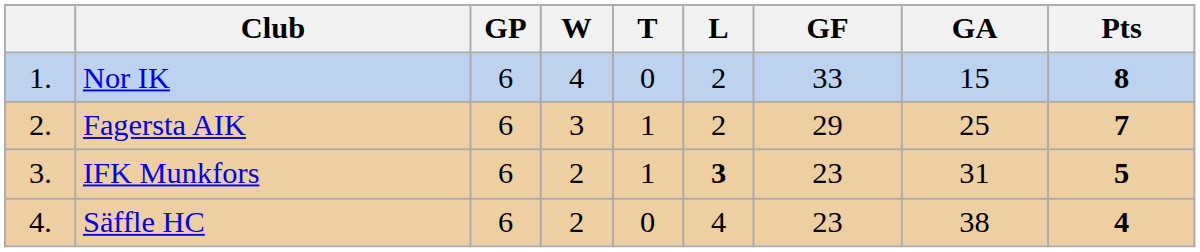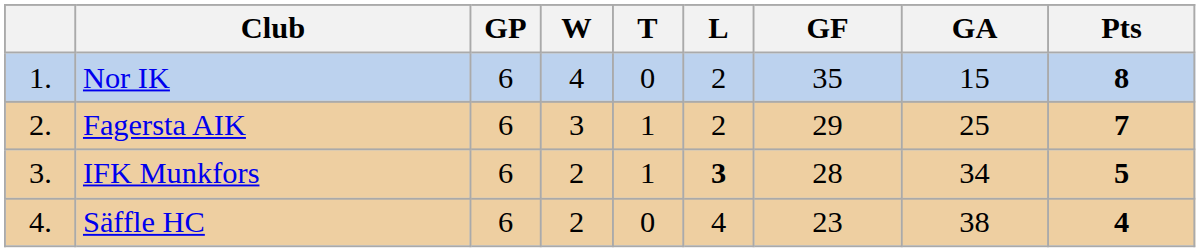(828, 76) 33 -> (828, 76) 35
(828, 173) 23 -> (828, 173) 28
(975, 173) 31 -> (975, 173) 34
